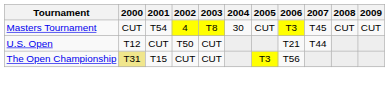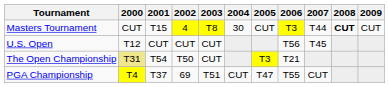(159, 28) T54 -> (159, 28) T15
(318, 28) T45 -> (318, 28) T44
(344, 28) normal -> (344, 28) bold
(185, 44) T50 -> (185, 44) CUT
(291, 44) T21 -> (291, 44) T56
(318, 44) T44 -> (318, 44) T45
(159, 59) T15 -> (159, 59) T54
(185, 59) CUT -> (185, 59) T50
(291, 59) T56 -> (291, 59) T21
+ row: (50, 75)
